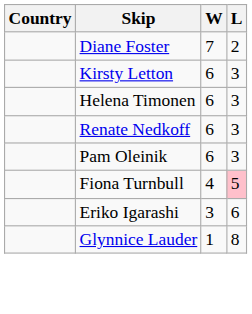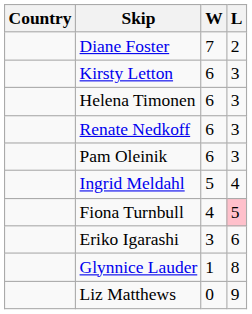+ row: (132, 184)
+ row: (128, 294)
